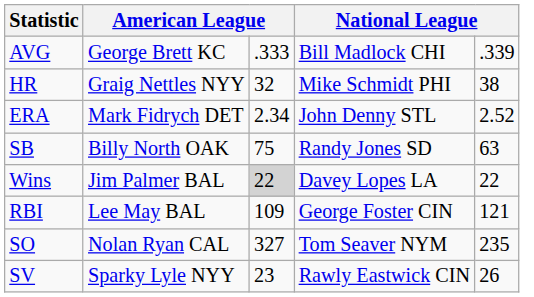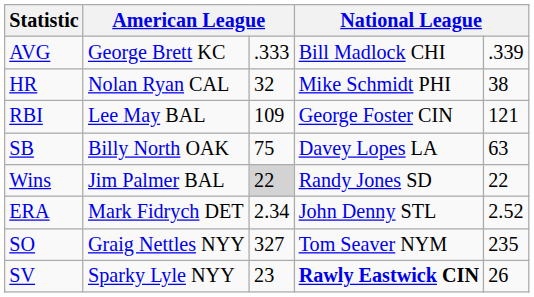(166, 84) Graig Nettles NYY -> (159, 84) Nolan Ryan CAL
rows swapped: (26, 212) <-> (29, 116)
(365, 148) Randy Jones SD -> (368, 148) Davey Lopes LA
(368, 180) Davey Lopes LA -> (365, 180) Randy Jones SD
(159, 244) Nolan Ryan CAL -> (166, 244) Graig Nettles NYY
(384, 276) normal -> (389, 276) bold
